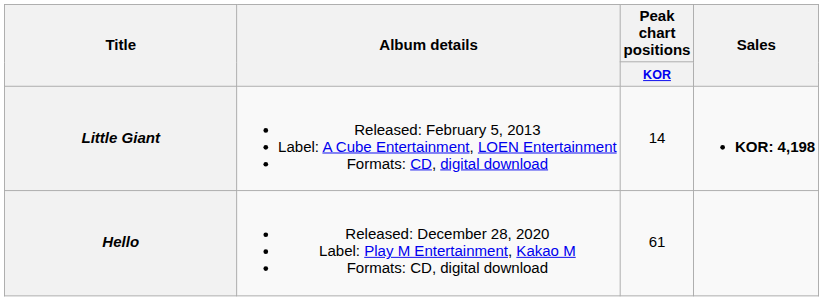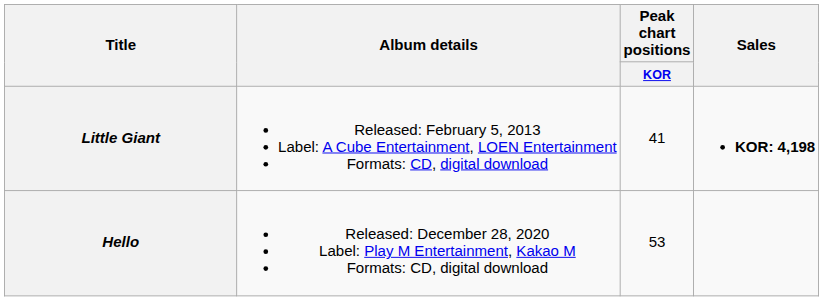(657, 138) 14 -> (657, 138) 41
(657, 243) 61 -> (657, 243) 53
